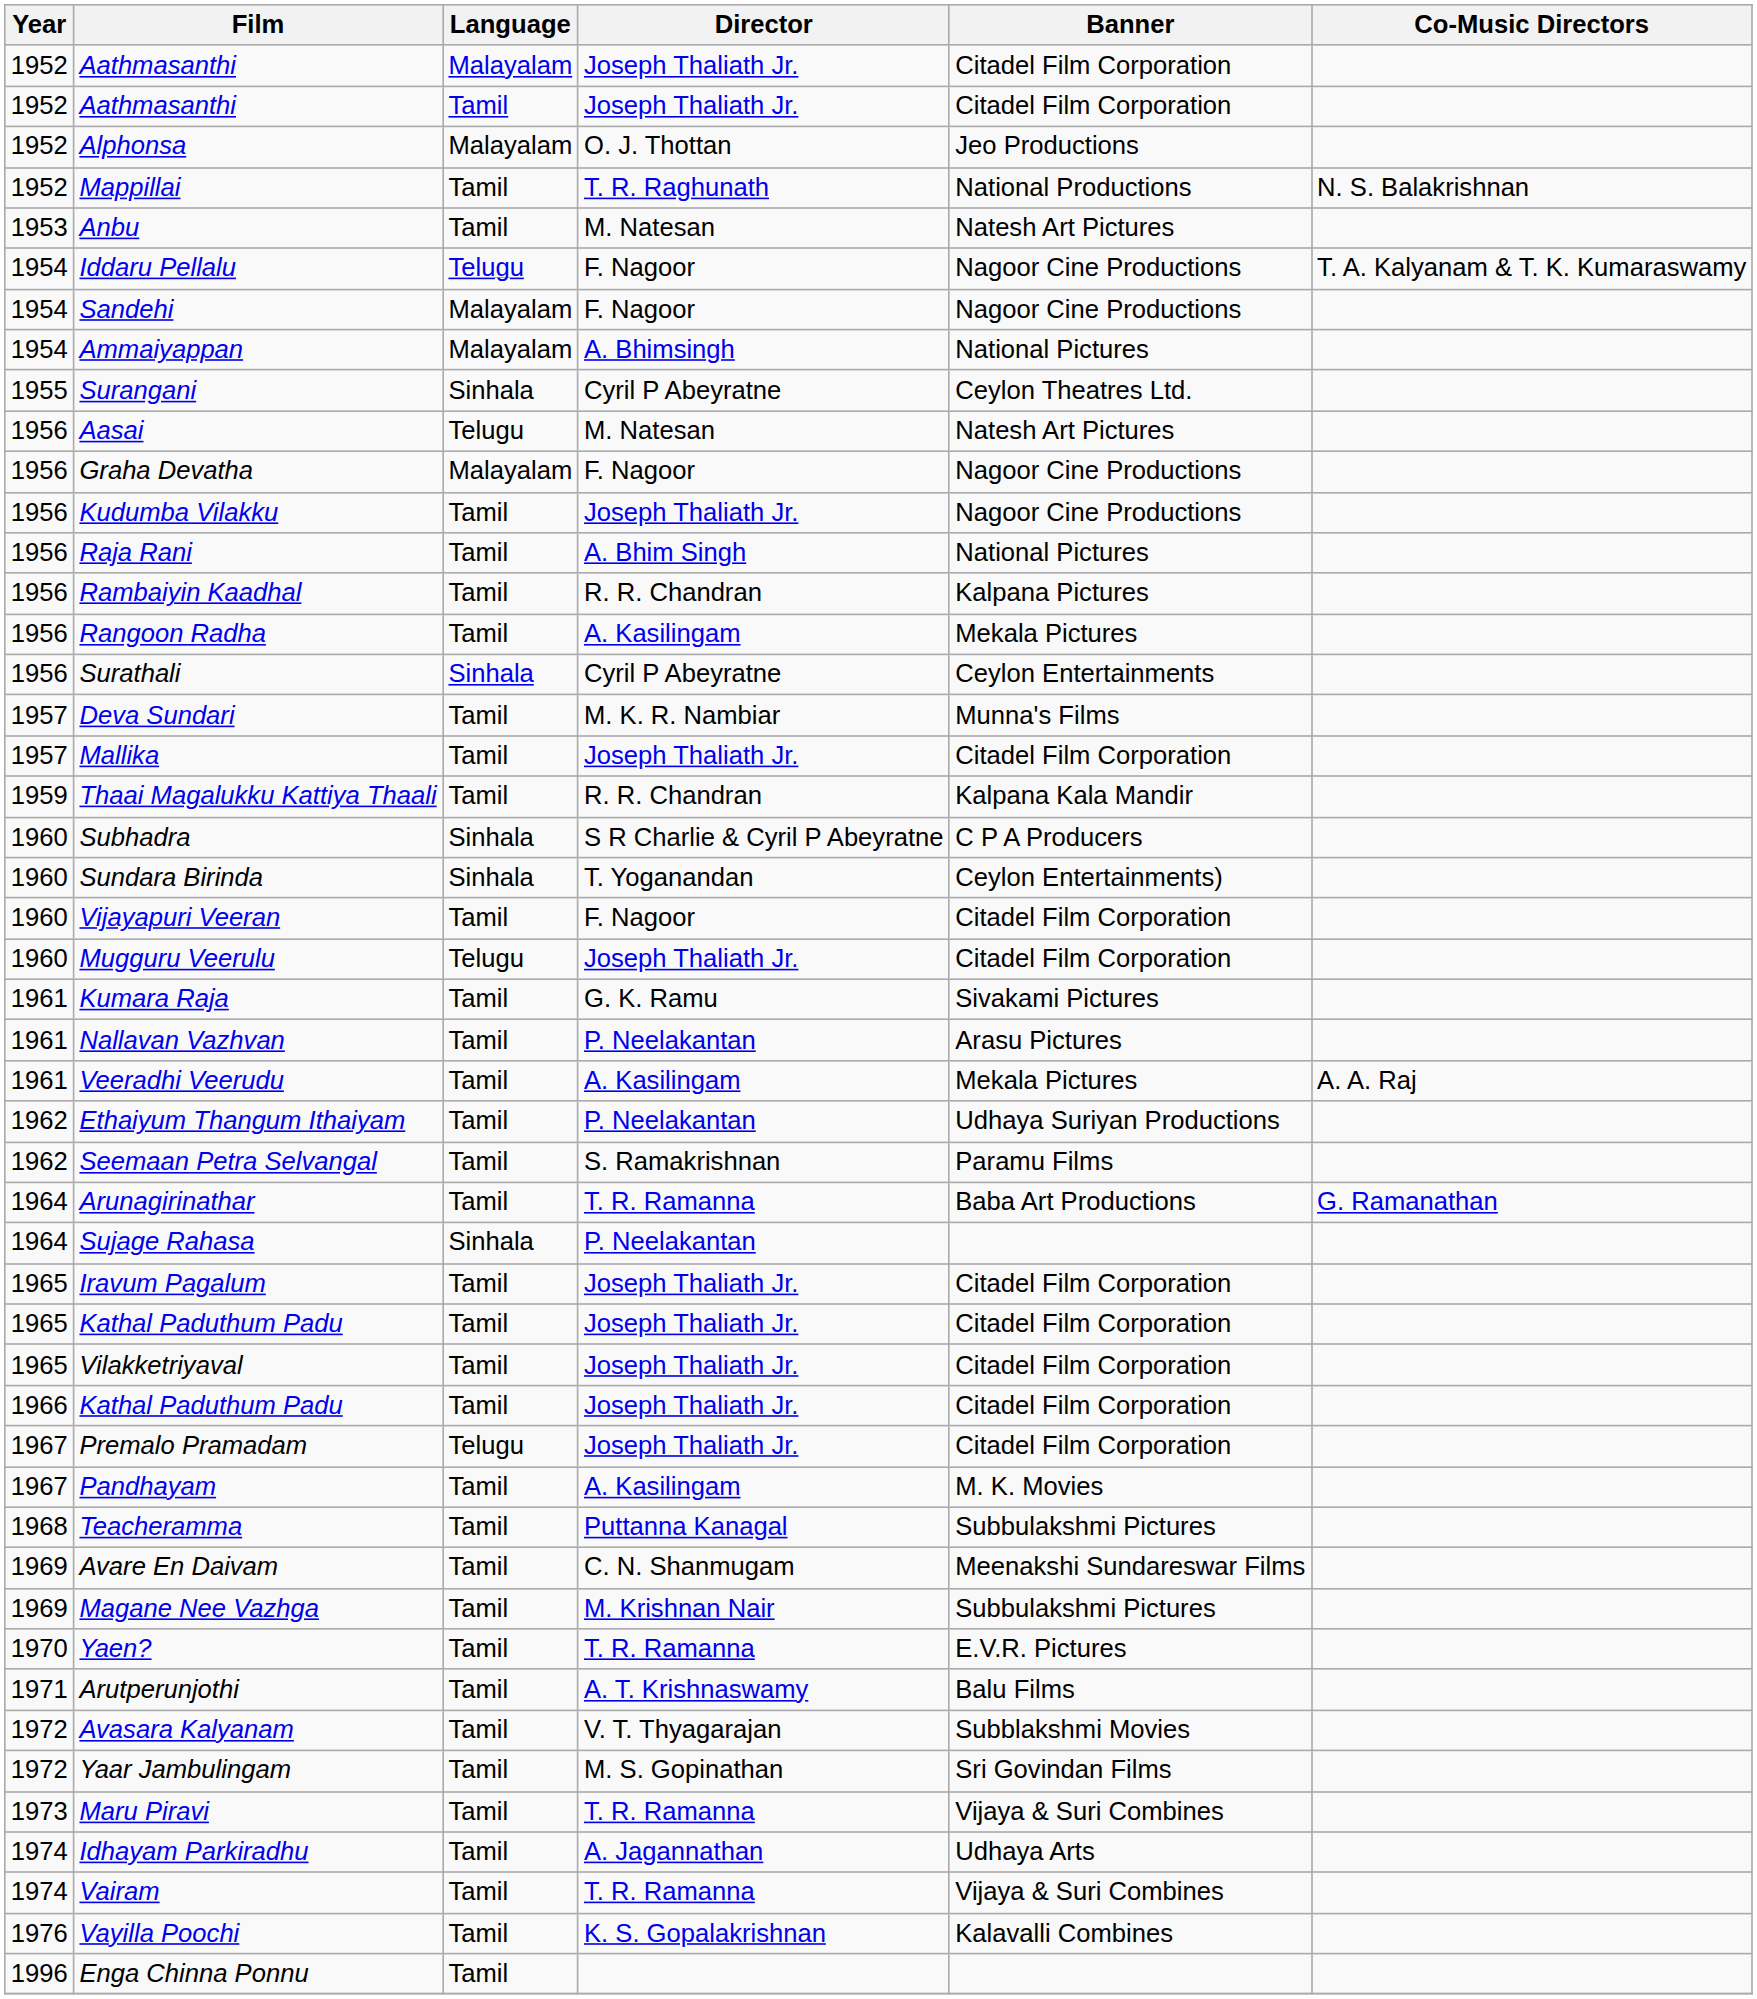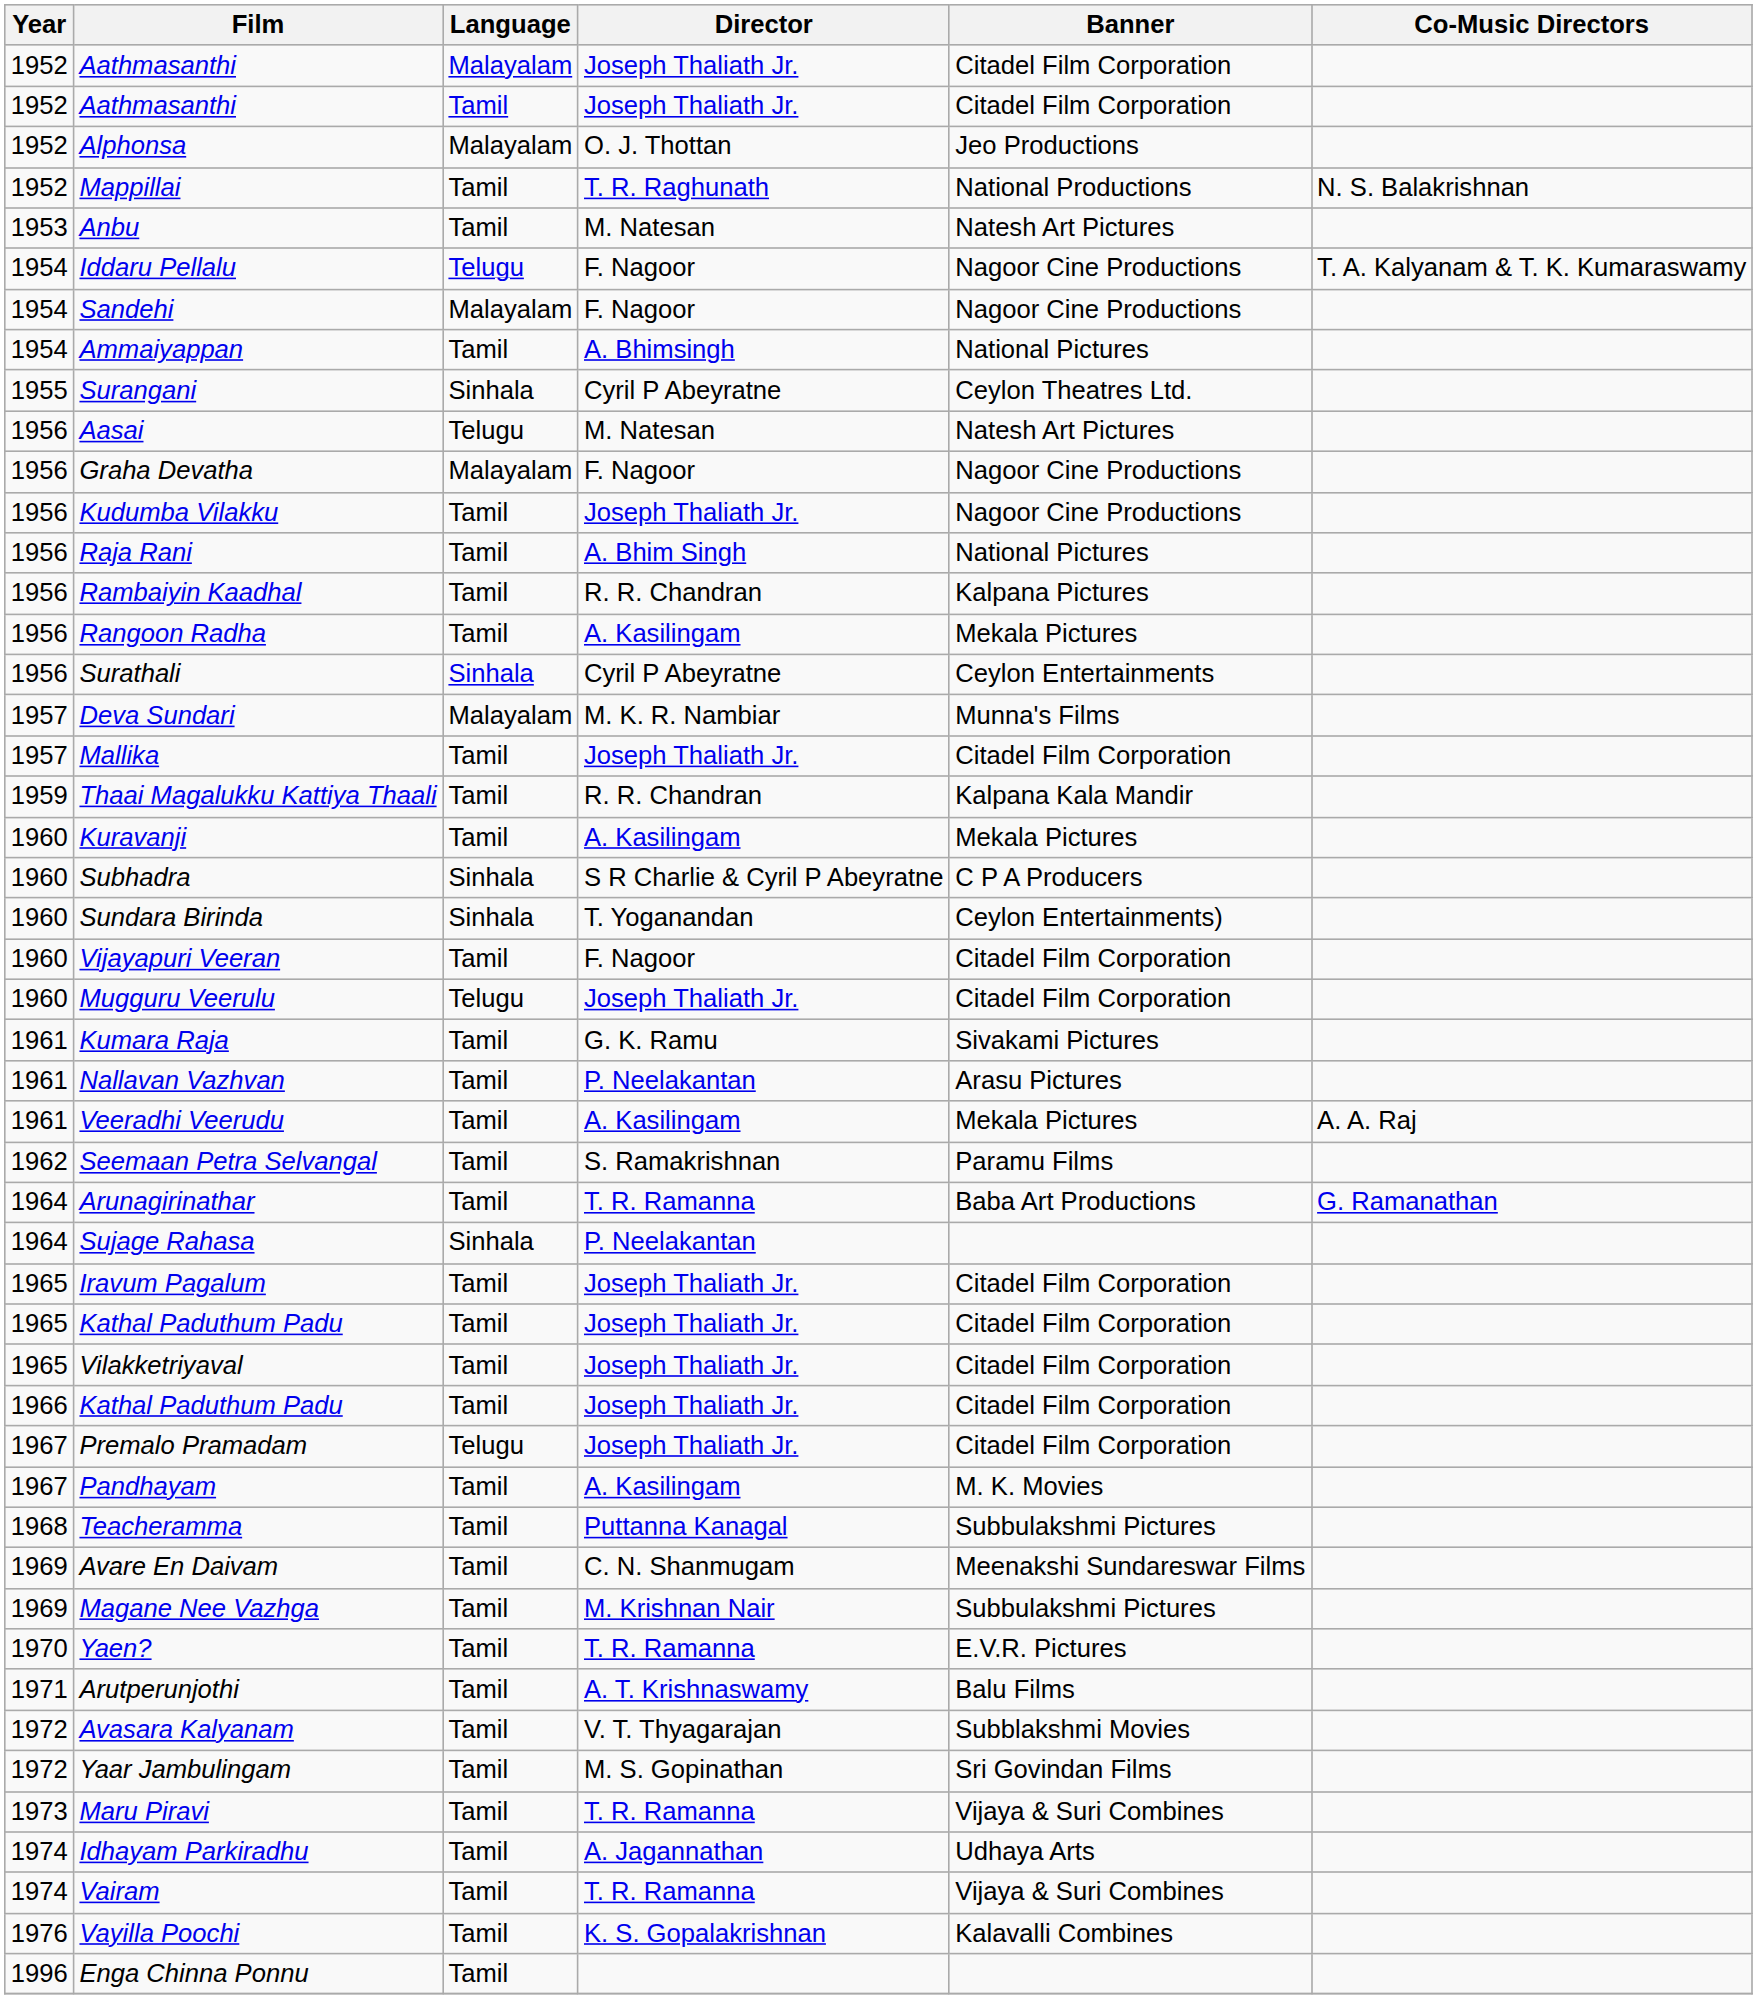(510, 349) Malayalam -> (478, 349) Tamil
(478, 715) Tamil -> (510, 715) Malayalam
+ row: (39, 836)
- row: (39, 1120)
